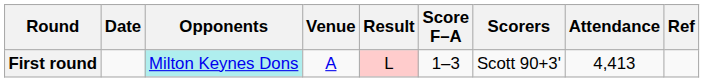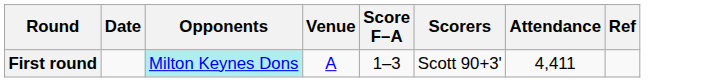- column: (389, 27)
(614, 63) 4,413 -> (555, 63) 4,411
